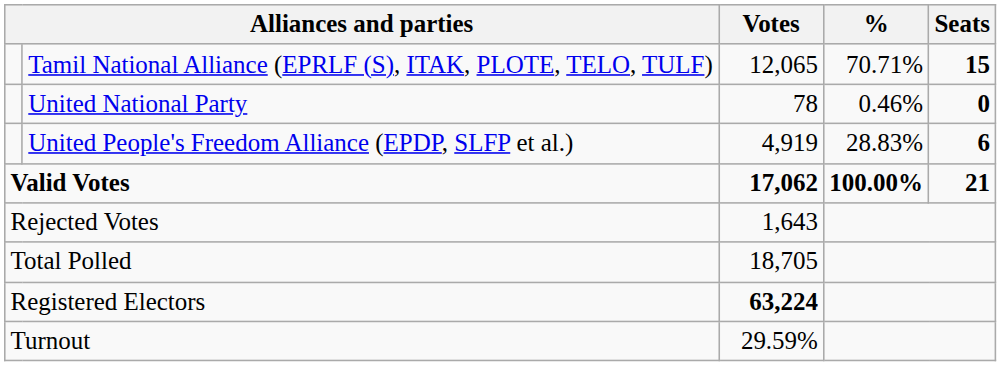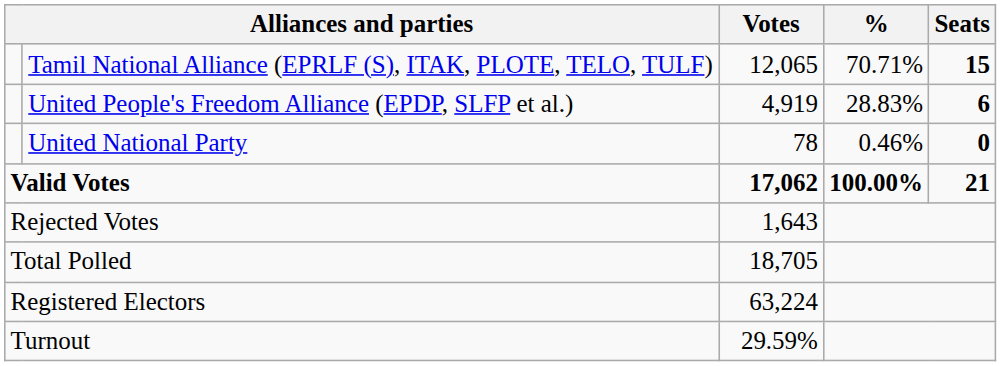rows swapped: (301, 143) <-> (138, 103)
(784, 301) bold -> (784, 301) normal
